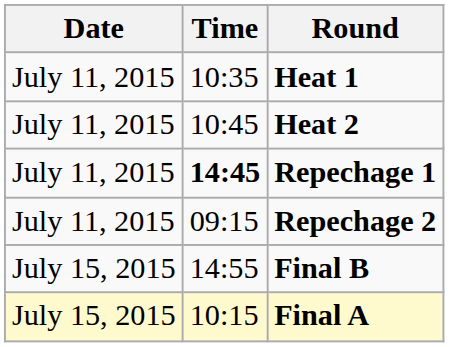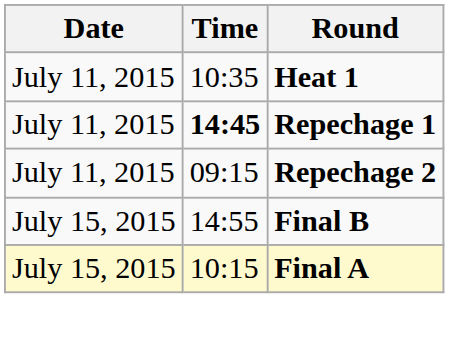- row: (317, 124)
